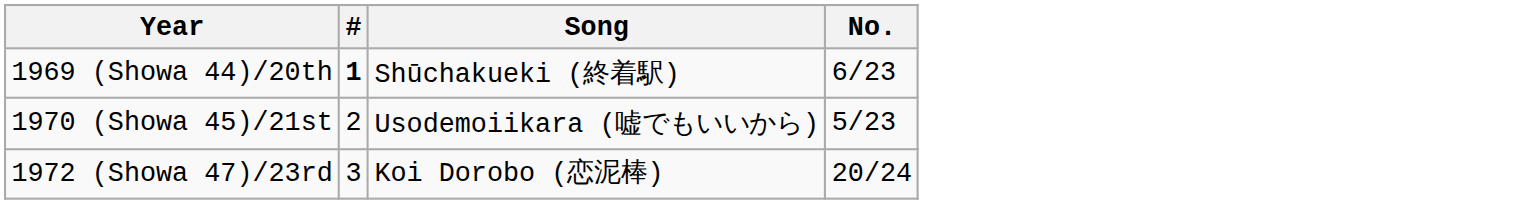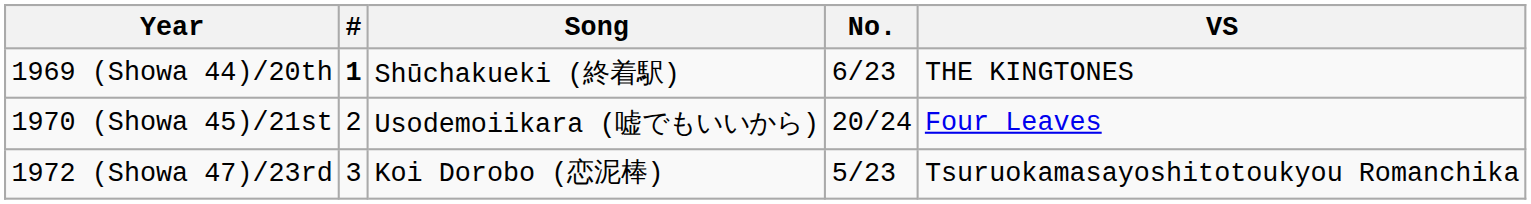+ column: (1222, 27)
(864, 123) 5/23 -> (872, 123) 20/24
(872, 173) 20/24 -> (864, 173) 5/23
